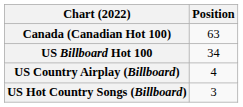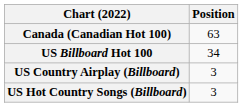(213, 72) 4 -> (213, 72) 3
